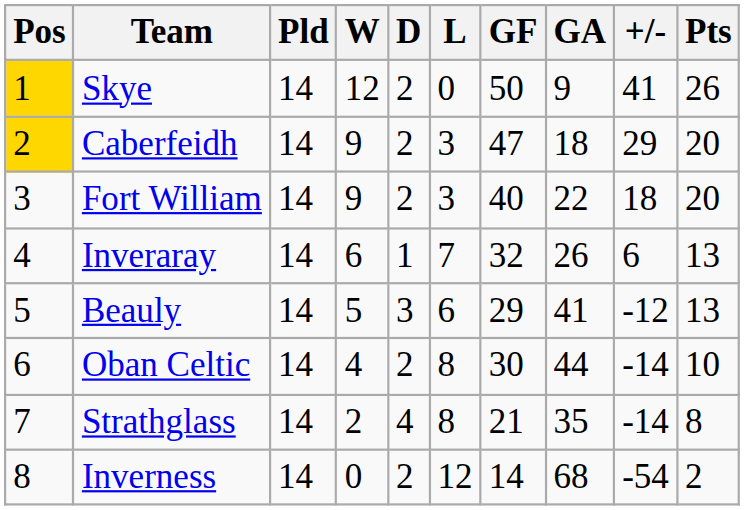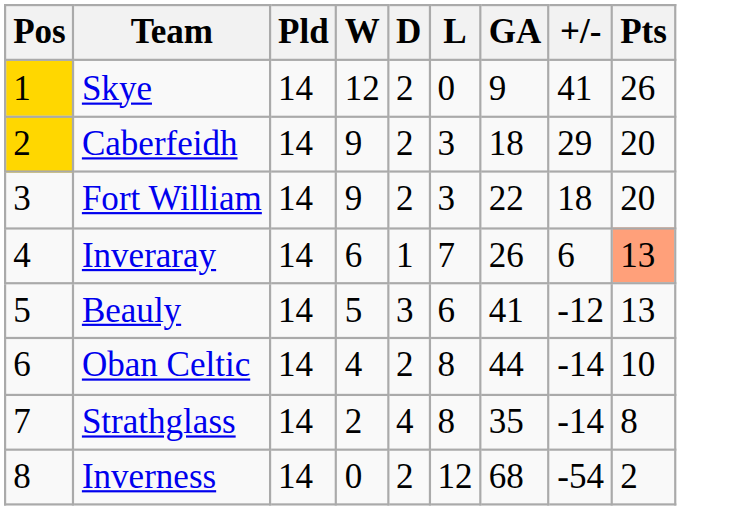- column: (513, 32)
(703, 254) no background -> (638, 254) lightsalmon background
